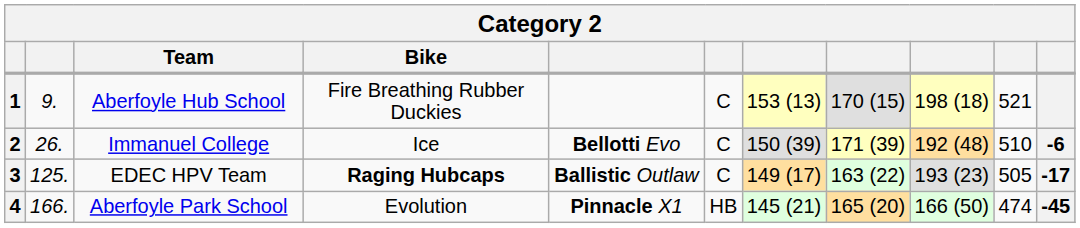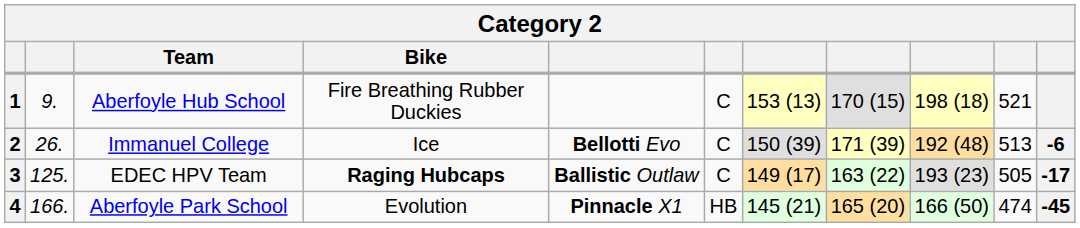(1015, 143) 510 -> (1015, 143) 513
